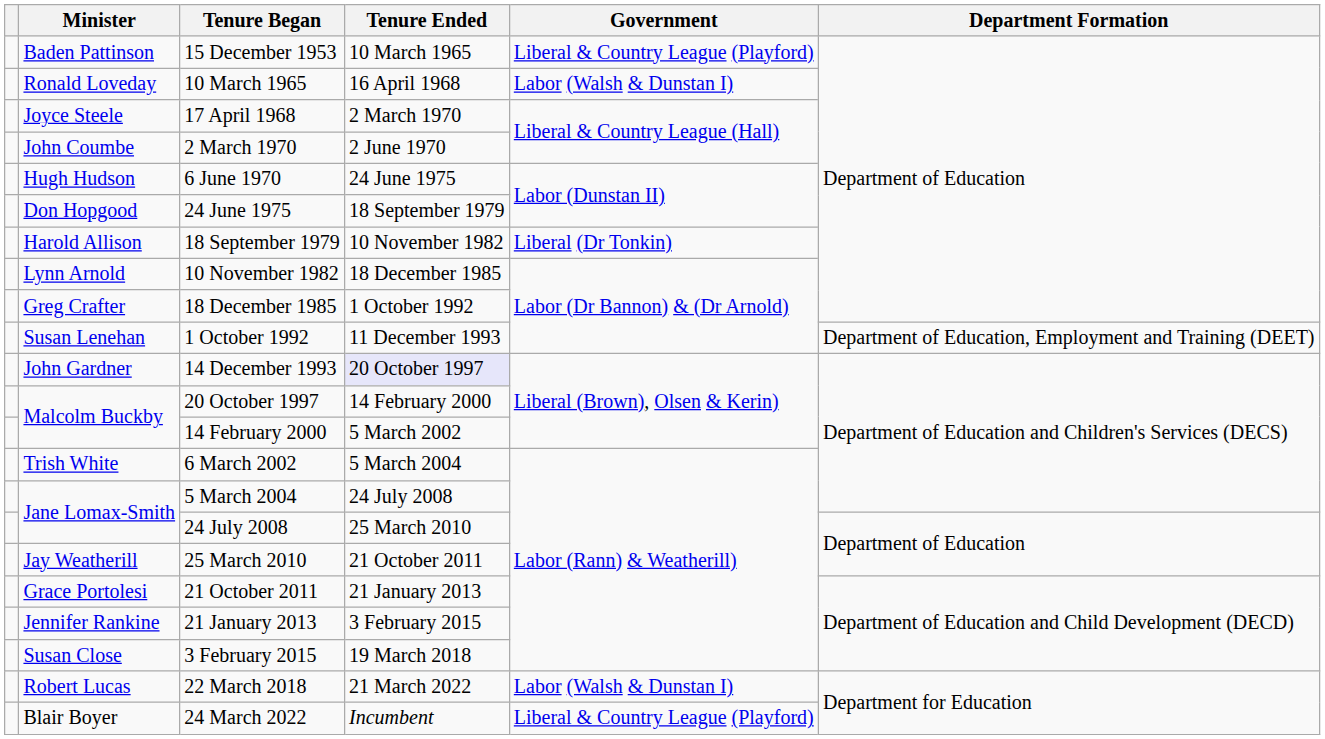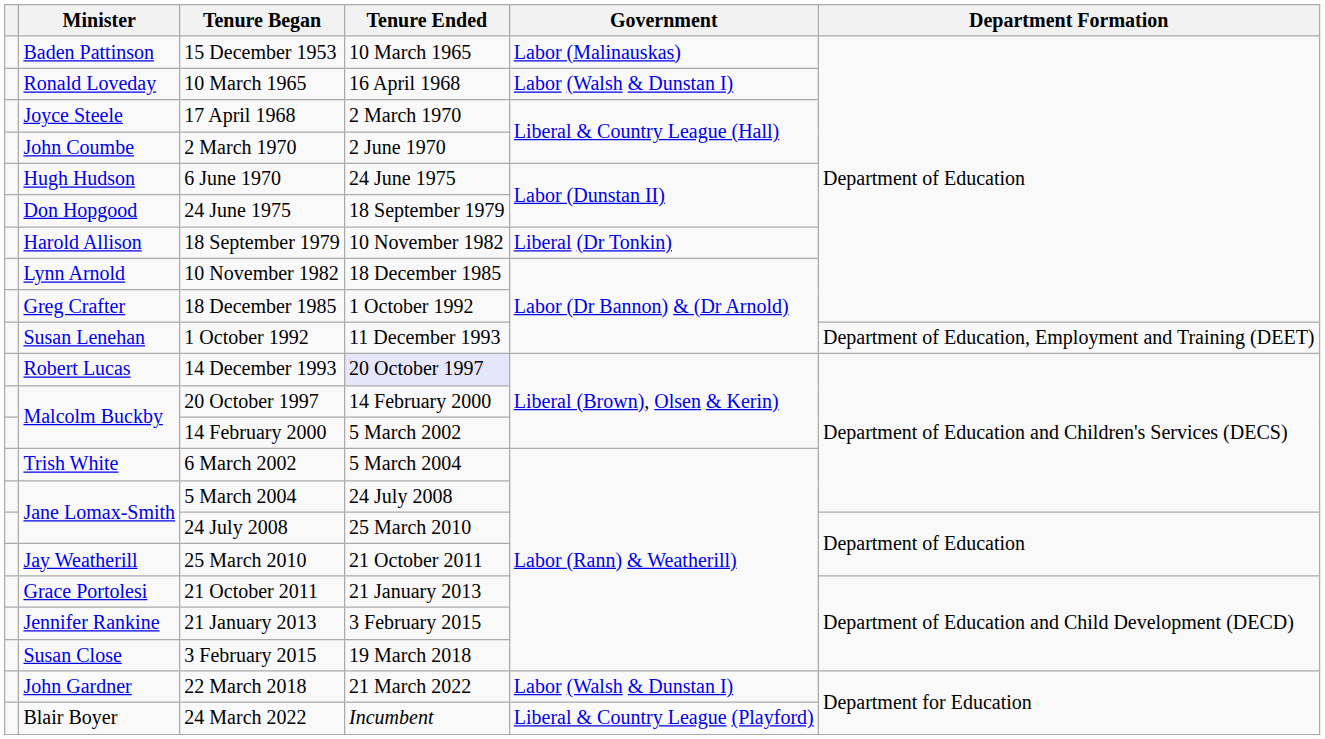(664, 52) Liberal & Country League (Playford) -> (597, 52) Labor (Malinauskas)
(78, 369) John Gardner -> (77, 369) Robert Lucas
(77, 686) Robert Lucas -> (78, 686) John Gardner
